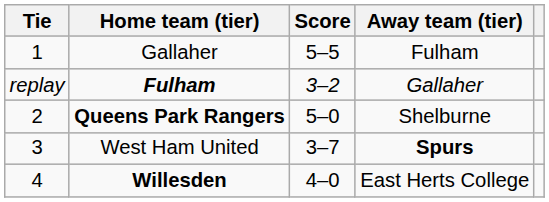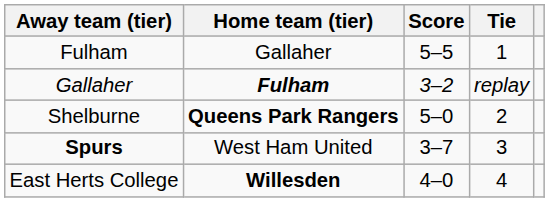columns swapped: (37, 20) <-> (445, 20)
